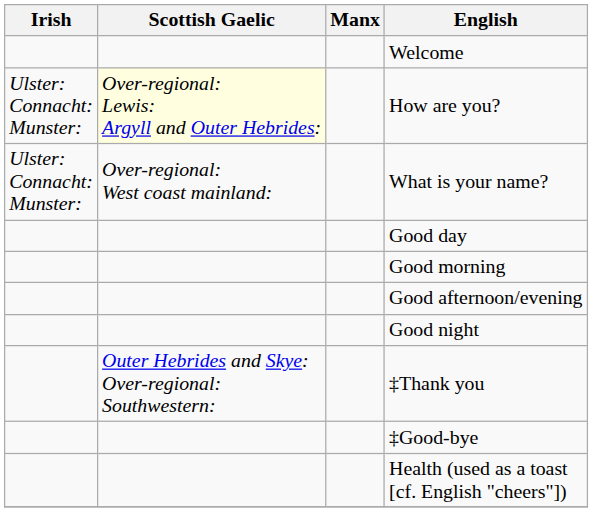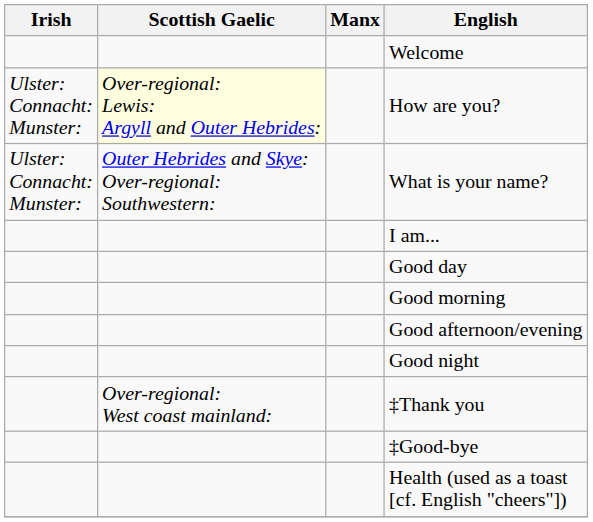(187, 181) Over-regional: West coast mainland: -> (205, 181) Outer Hebrides and Skye: Over-regional: Southwestern:
+ row: (414, 235)
(205, 383) Outer Hebrides and Skye: Over-regional: Southwestern: -> (187, 403) Over-regional: West coast mainland:
